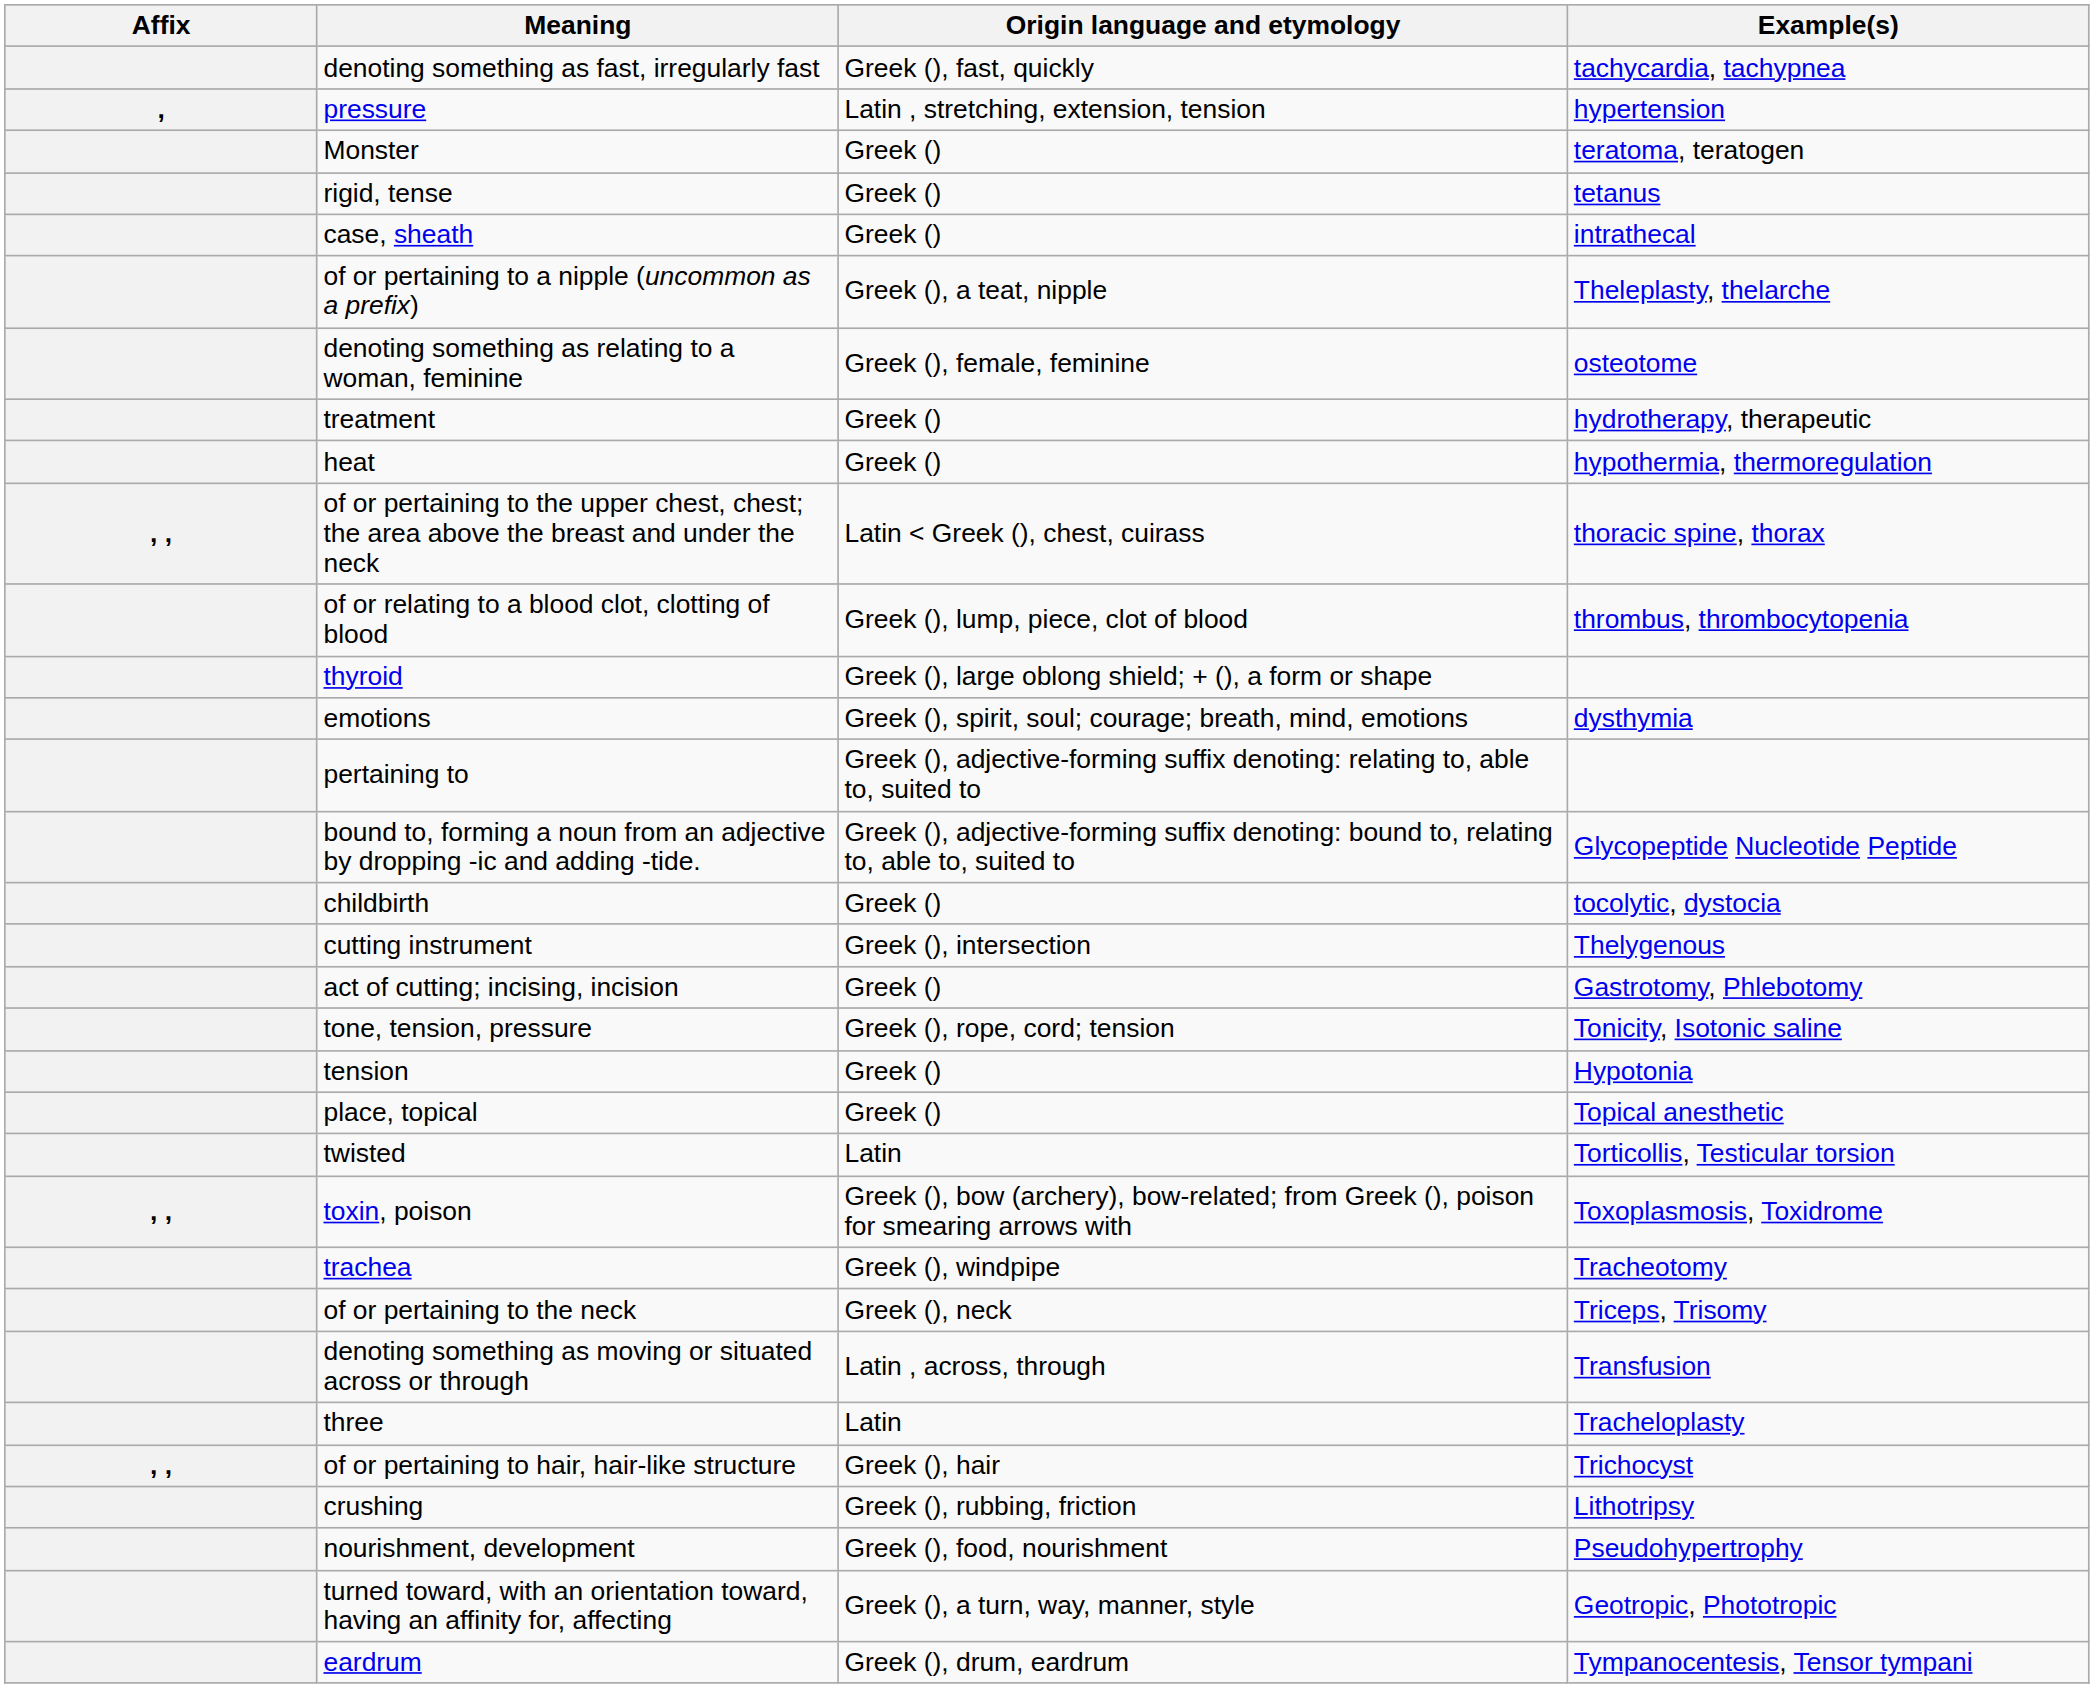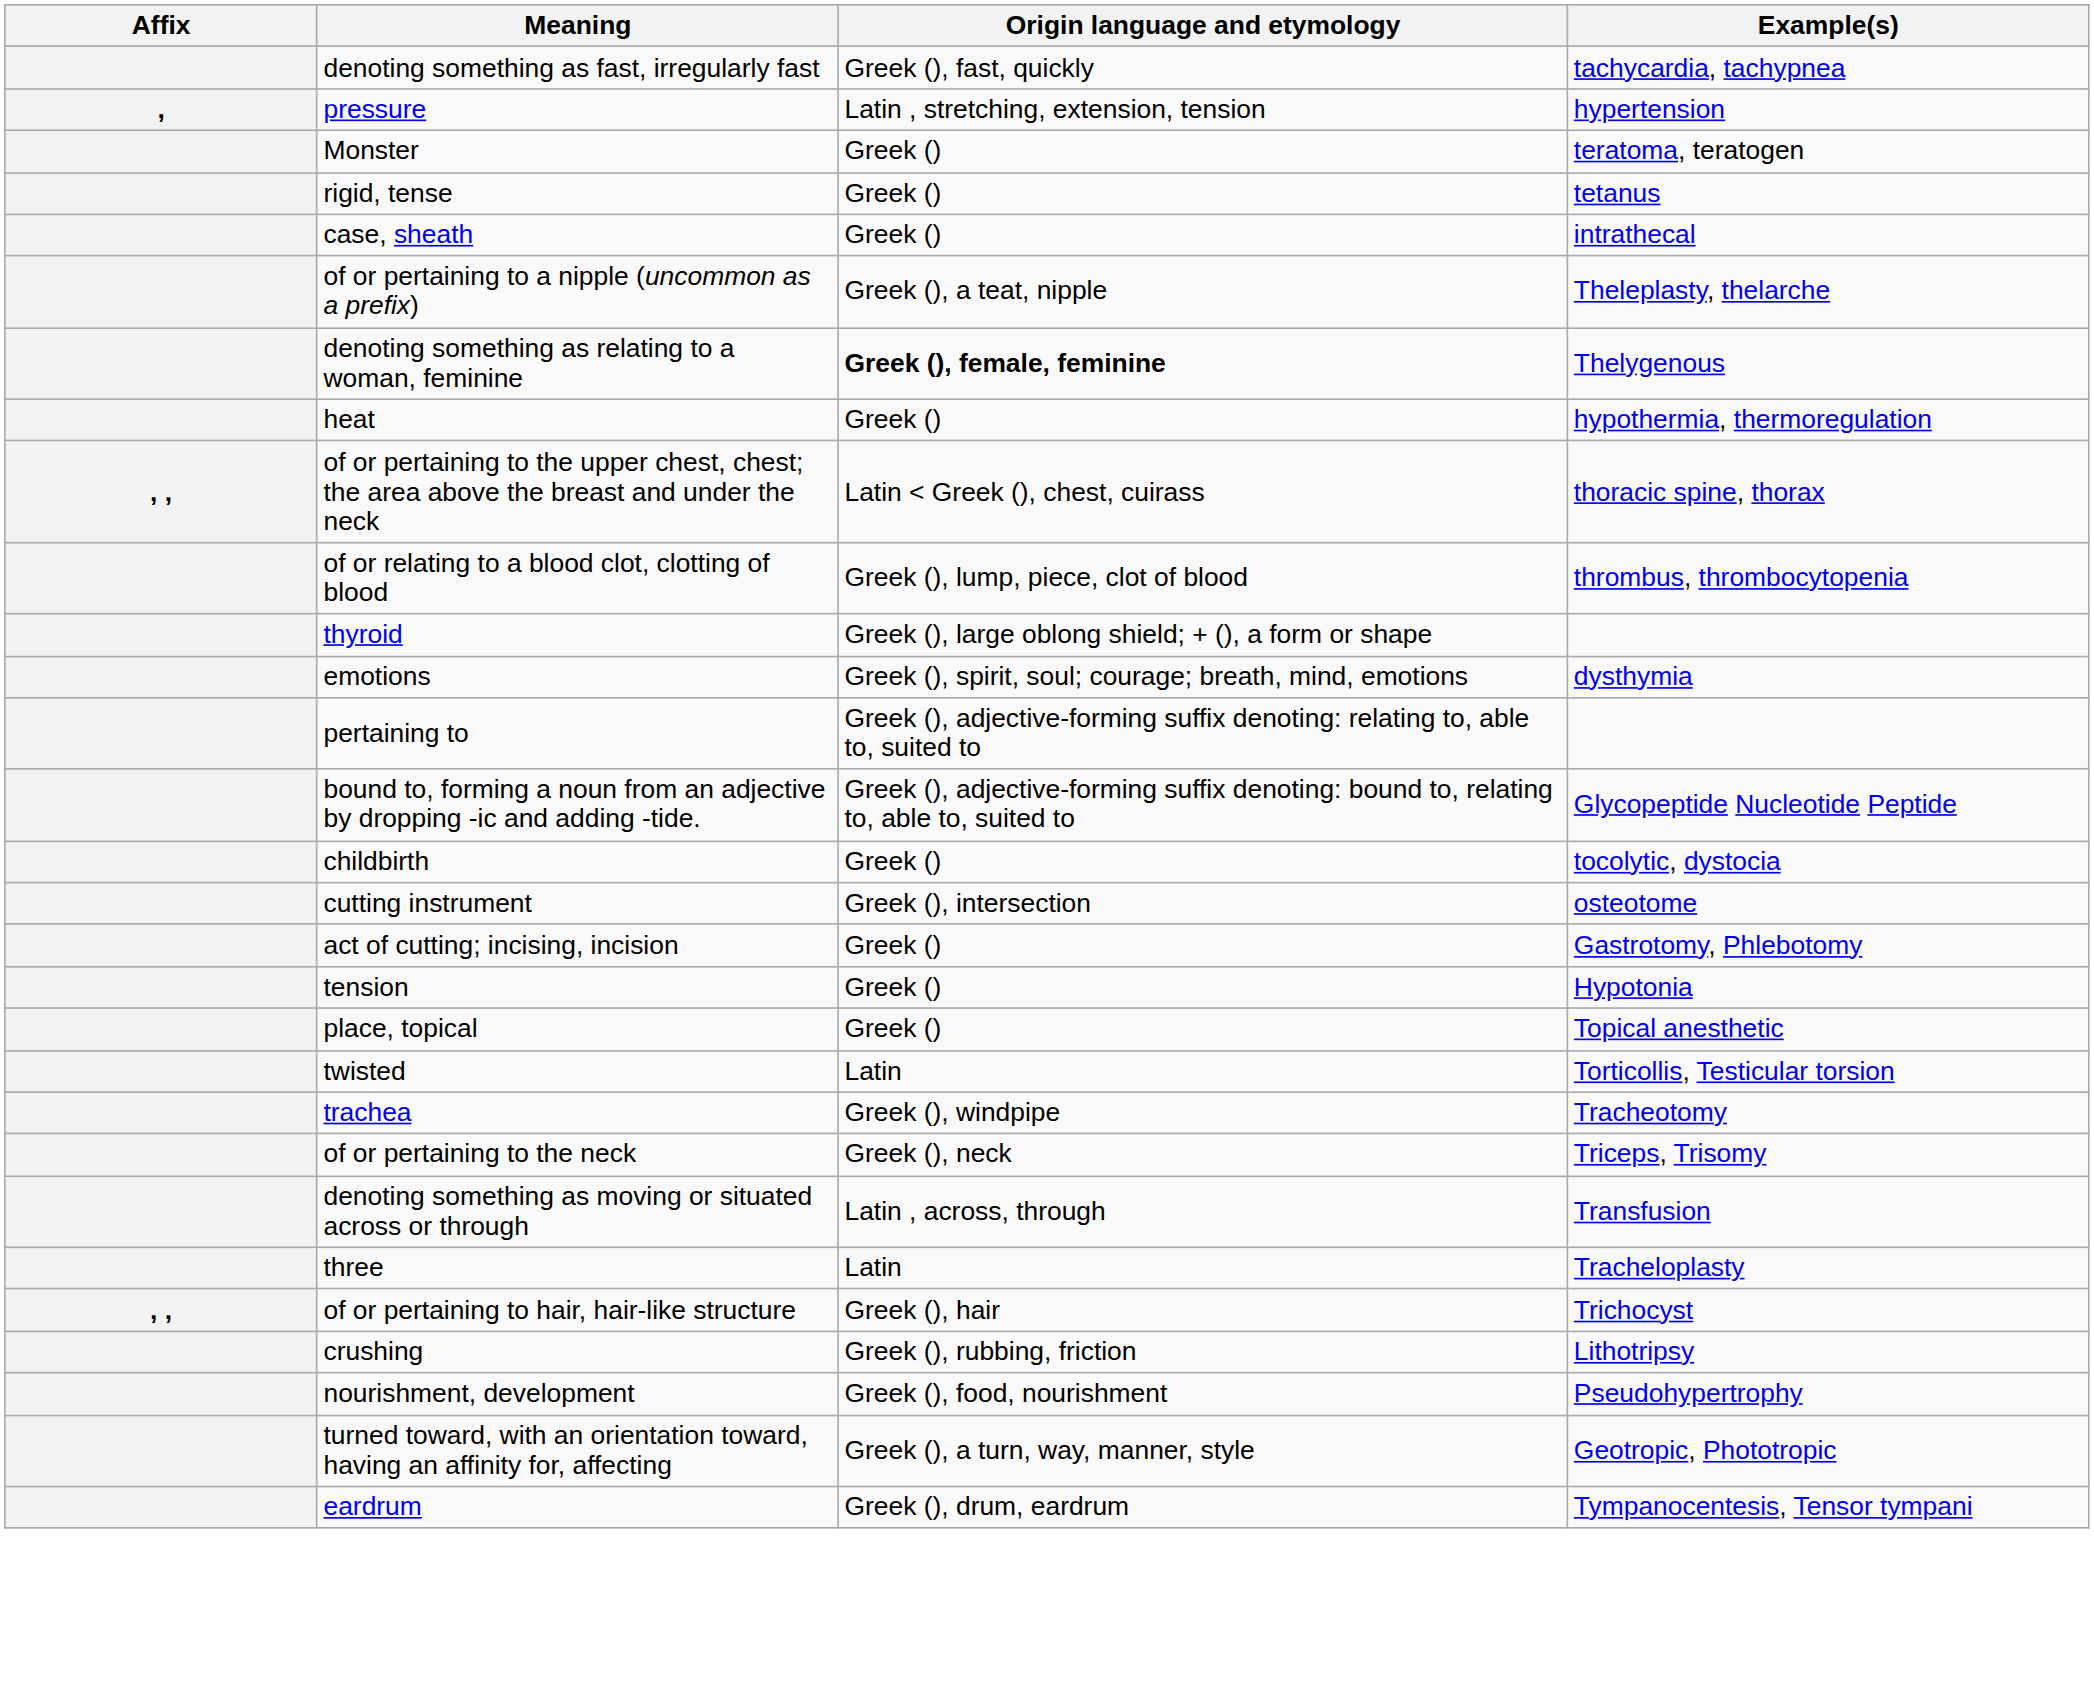(997, 363) normal -> (1005, 363) bold
(1635, 363) osteotome -> (1649, 363) Thelygenous
- row: (379, 419)
(1649, 945) Thelygenous -> (1635, 903) osteotome
- row: (458, 1028)
- row: (398, 1211)
